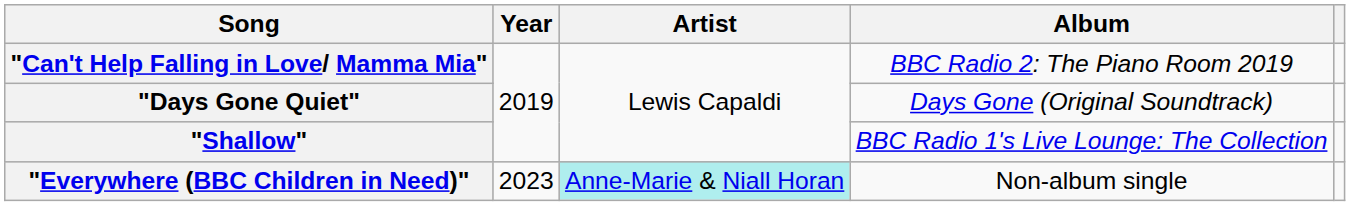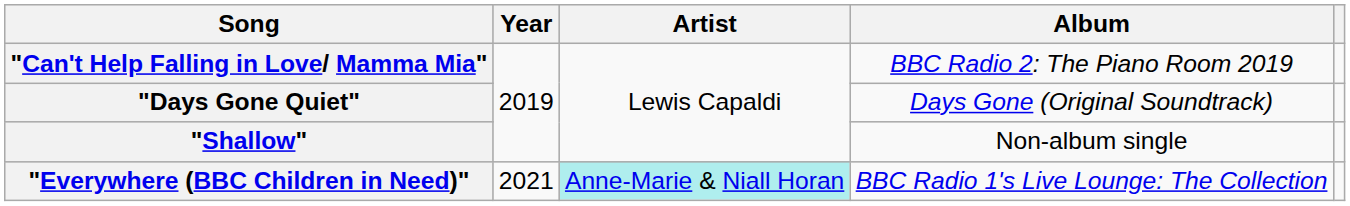(1092, 141) BBC Radio 1's Live Lounge: The Collection -> (1092, 141) Non-album single
(526, 180) 2023 -> (526, 180) 2021
(1092, 180) Non-album single -> (1092, 180) BBC Radio 1's Live Lounge: The Collection
